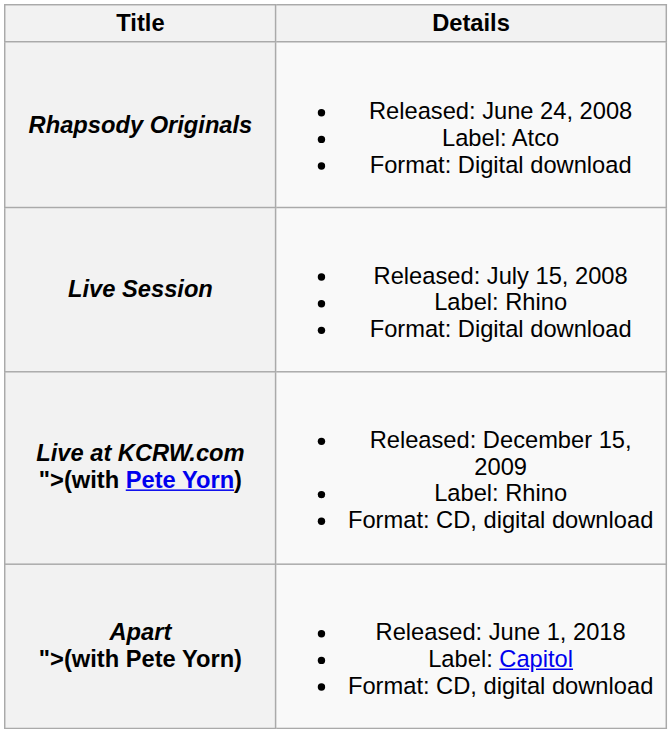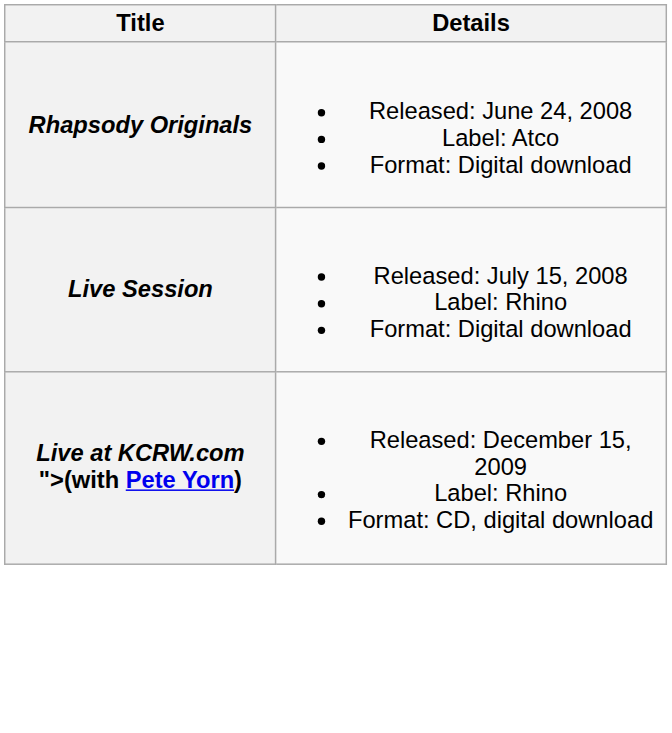- row: (140, 645)
